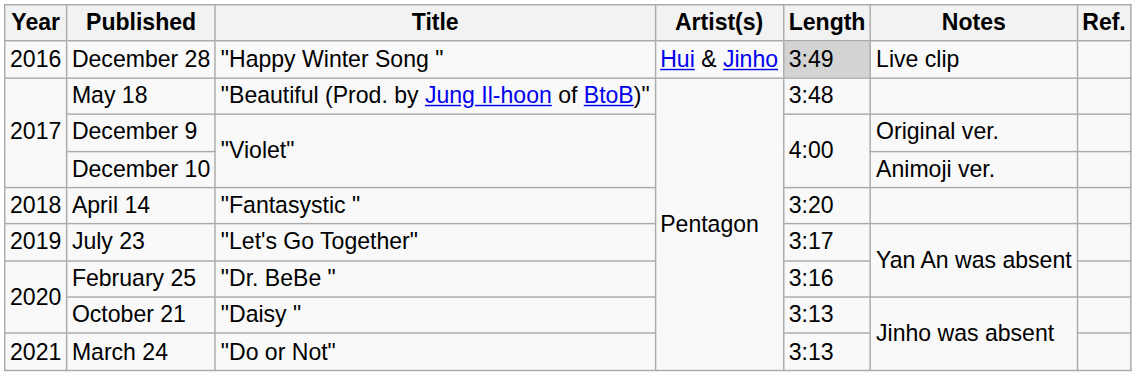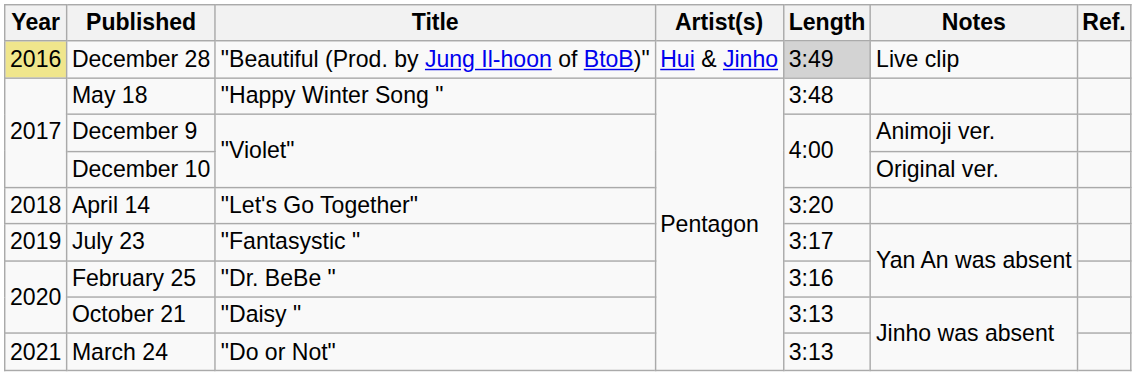(36, 59) no background -> (36, 59) khaki background
(332, 59) "Happy Winter Song " -> (435, 59) "Beautiful (Prod. by Jung Il-hoon of BtoB)"
(435, 95) "Beautiful (Prod. by Jung Il-hoon of BtoB)" -> (332, 95) "Happy Winter Song "
(938, 132) Original ver. -> (936, 132) Animoji ver.
(936, 168) Animoji ver. -> (938, 168) Original ver.
(290, 205) "Fantasystic " -> (319, 205) "Let's Go Together"
(319, 242) "Let's Go Together" -> (290, 242) "Fantasystic "
